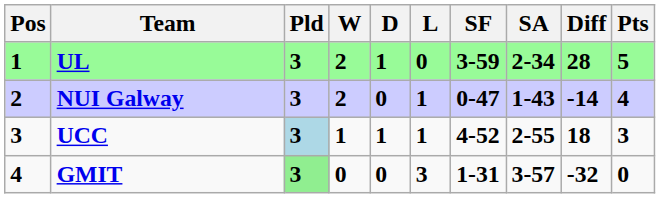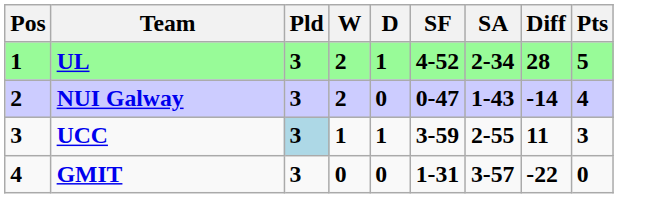- column: (431, 23)
(478, 60) 3-59 -> (437, 60) 4-52
(478, 135) 4-52 -> (437, 135) 3-59
(579, 135) 18 -> (538, 135) 11
(295, 173) lightgreen background -> (295, 173) no background
(583, 173) -32 -> (542, 173) -22
